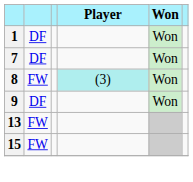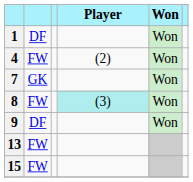+ row: (14, 58)
(38, 58) DF -> (38, 79) GK
